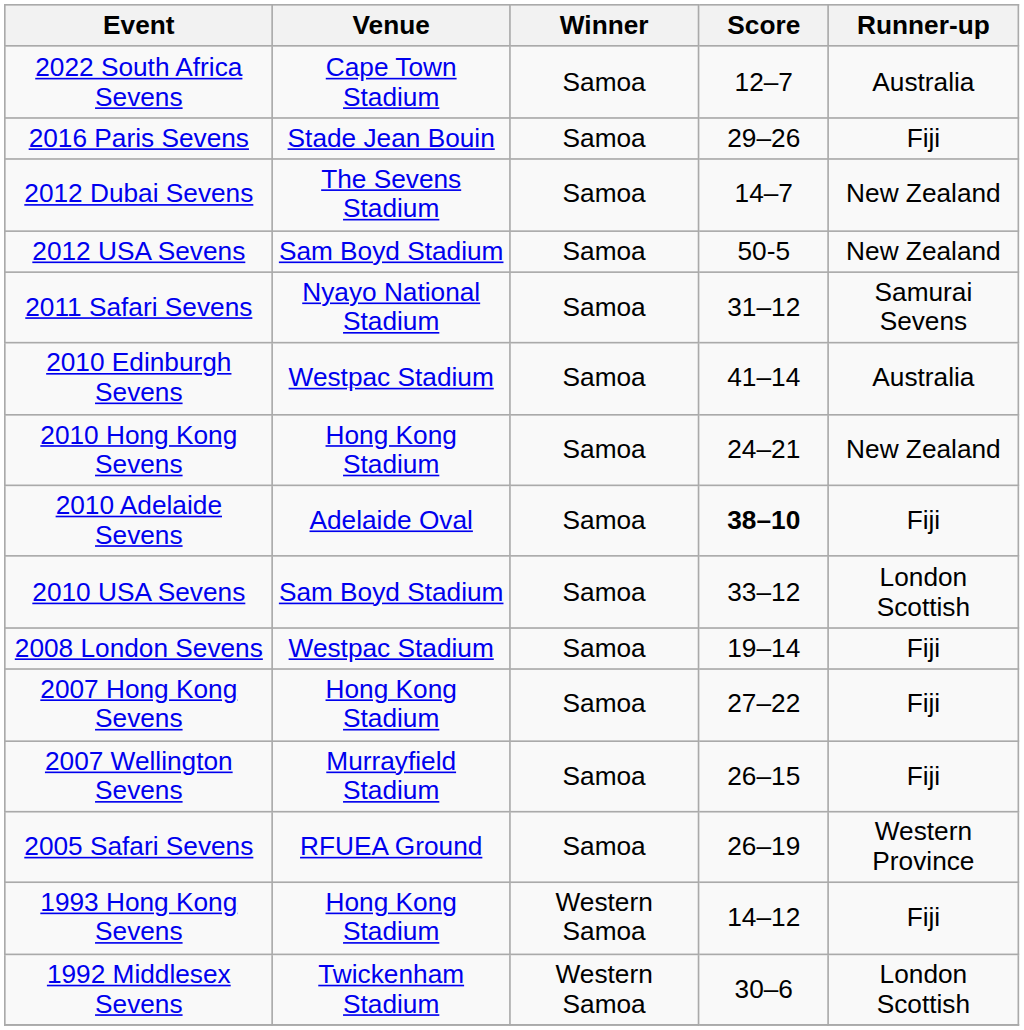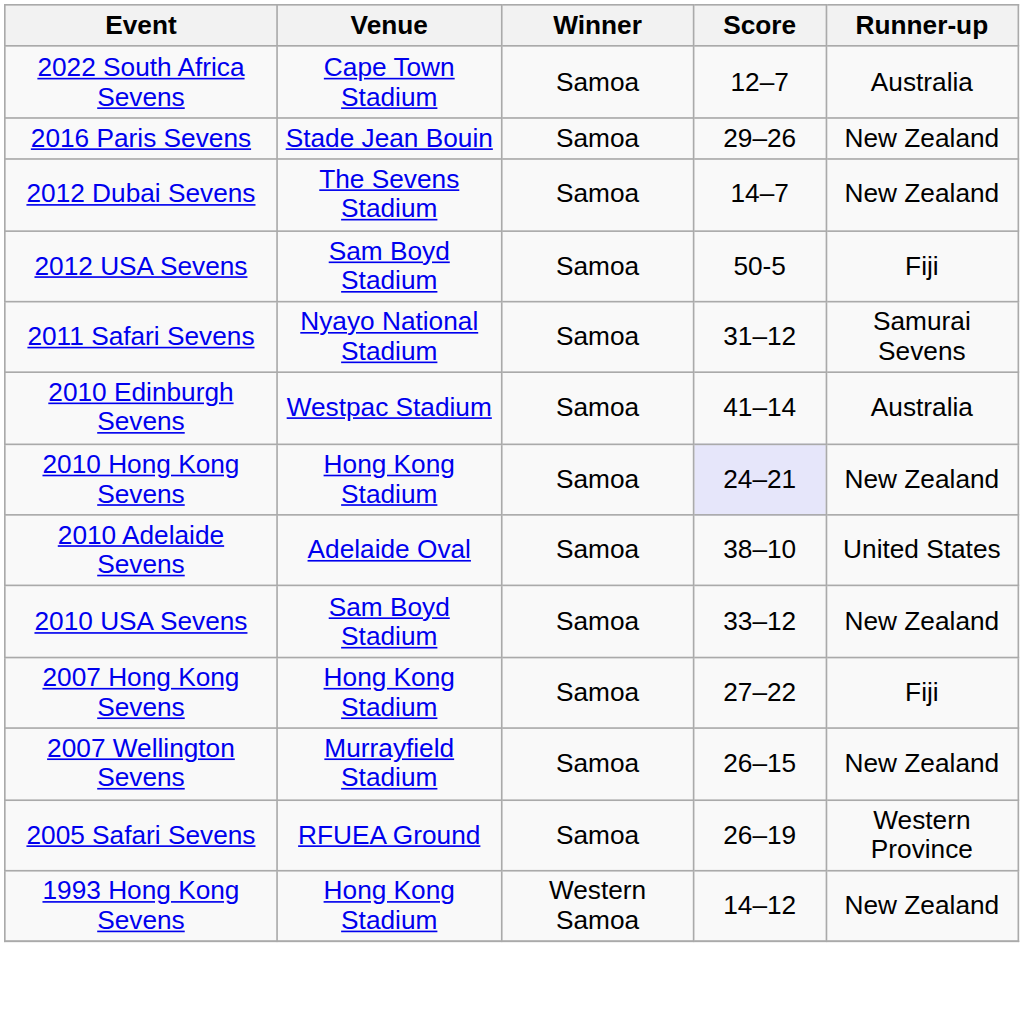(923, 138) Fiji -> (922, 138) New Zealand
(923, 250) New Zealand -> (922, 265) Fiji
(764, 449) no background -> (760, 478) lavender background
(764, 520) bold -> (760, 550) normal
(923, 520) Fiji -> (922, 550) United States
(923, 591) London Scottish -> (922, 621) New Zealand
- row: (139, 648)
(923, 775) Fiji -> (922, 763) New Zealand
(923, 917) Fiji -> (922, 905) New Zealand
- row: (139, 989)
